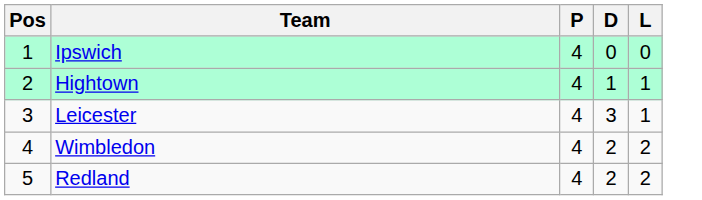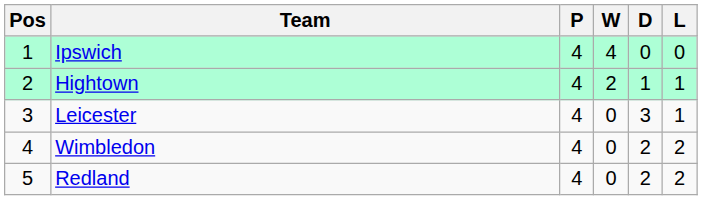+ column: (611, 20)
